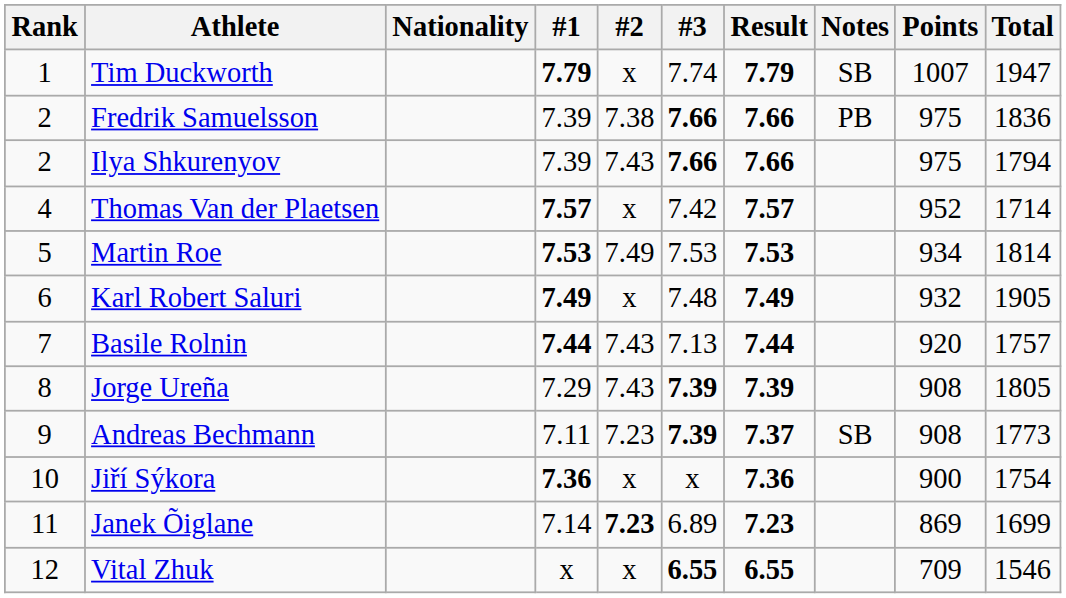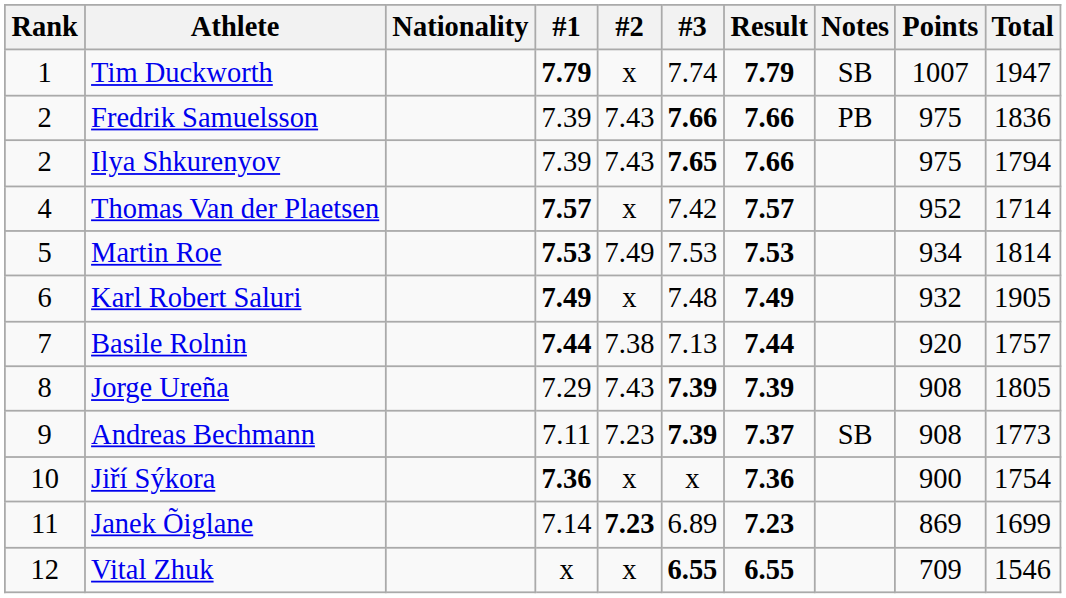(629, 117) 7.38 -> (629, 117) 7.43
(692, 162) 7.66 -> (692, 162) 7.65
(629, 343) 7.43 -> (629, 343) 7.38
